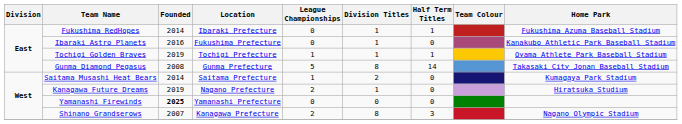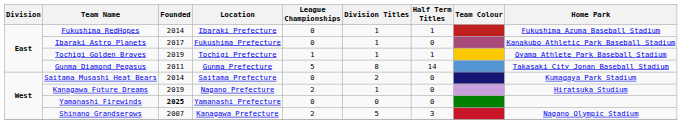(176, 42) 2016 -> (176, 42) 2017
(176, 66) 2008 -> (176, 66) 2011
(313, 78) 1 -> (313, 78) 0
(377, 114) 8 -> (377, 114) 5
